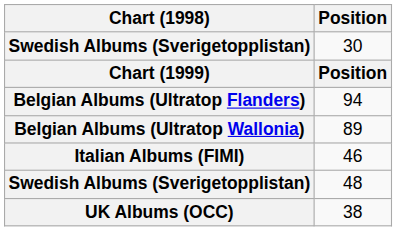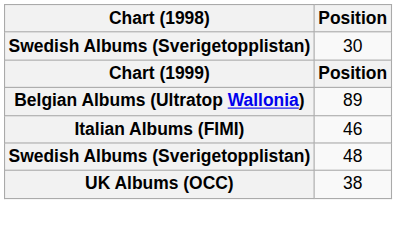- row: (353, 101)
